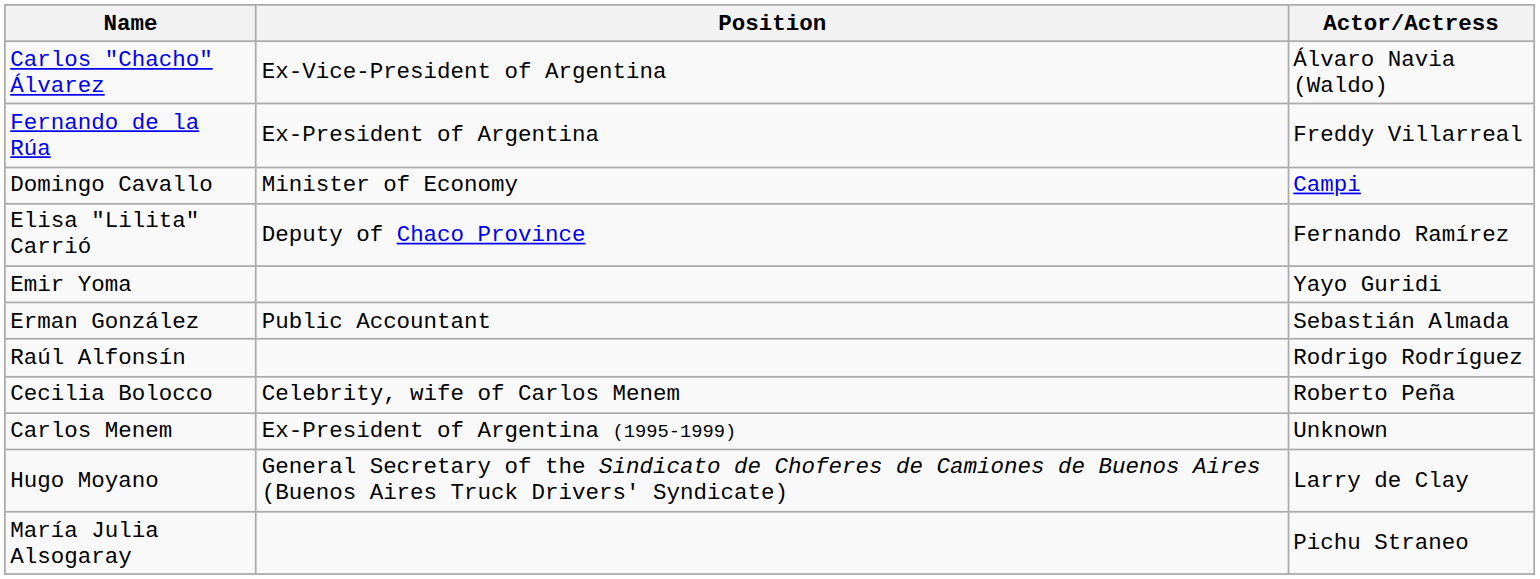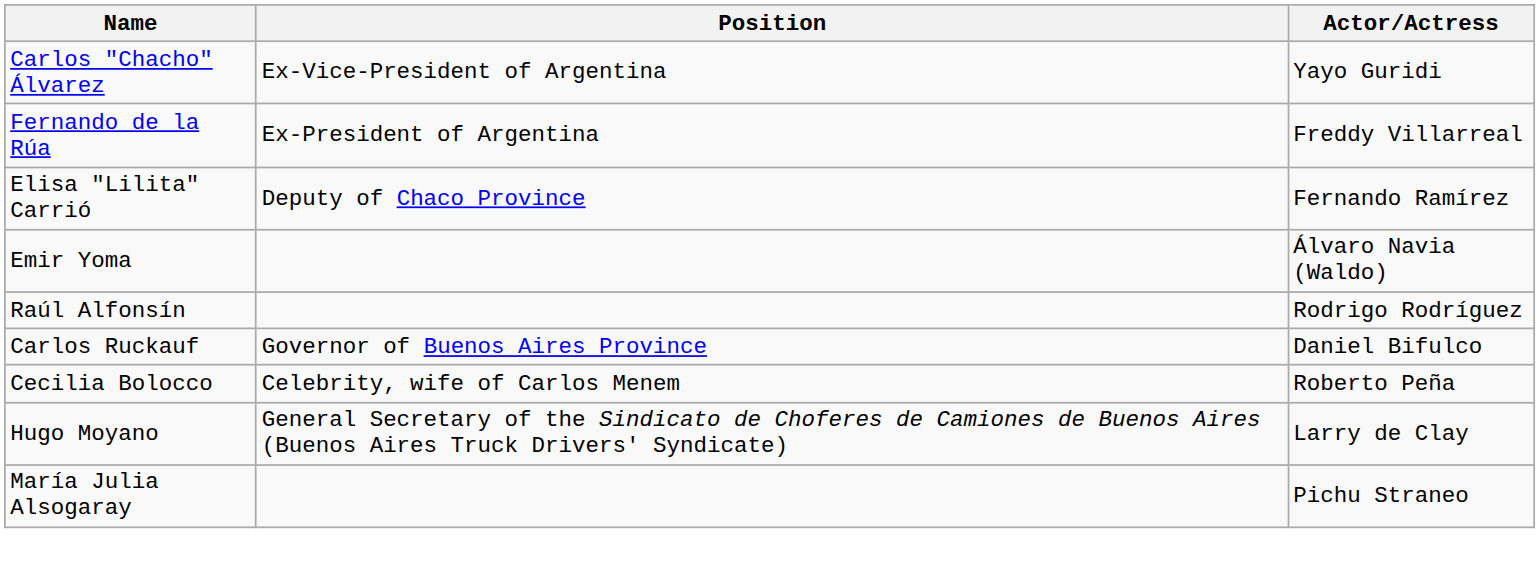(1374, 73) Álvaro Navia (Waldo) -> (1368, 73) Yayo Guridi
- row: (111, 185)
(1368, 284) Yayo Guridi -> (1374, 261) Álvaro Navia (Waldo)
- row: (105, 321)
+ row: (105, 347)
- row: (91, 431)
